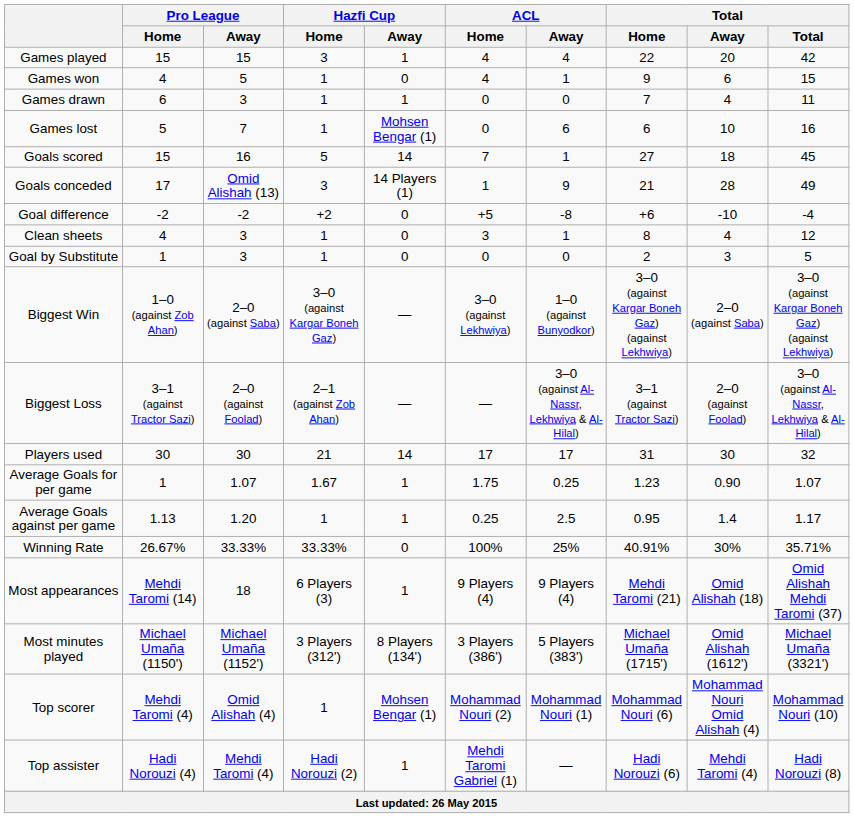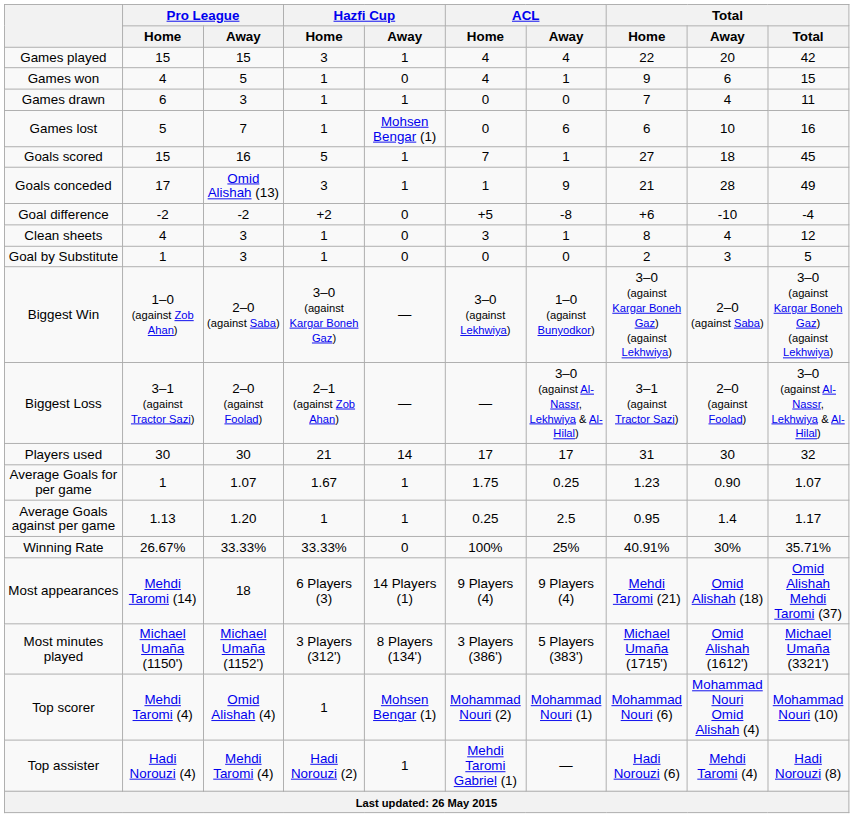(405, 157) 14 -> (405, 157) 1
(405, 186) 14 Players (1) -> (405, 186) 1
(405, 591) 1 -> (405, 591) 14 Players (1)
